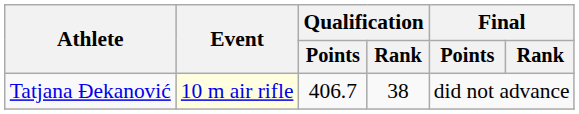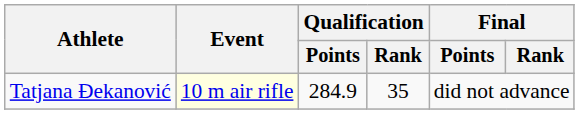(333, 91) 406.7 -> (333, 91) 284.9
(398, 91) 38 -> (398, 91) 35
